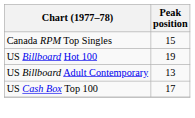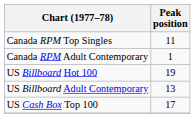(170, 40) 15 -> (170, 40) 11
+ row: (77, 56)
